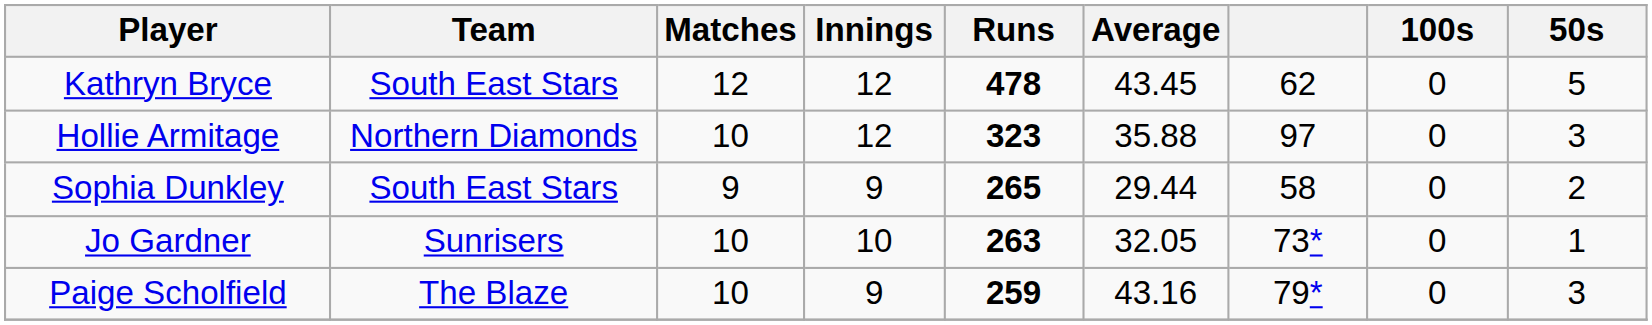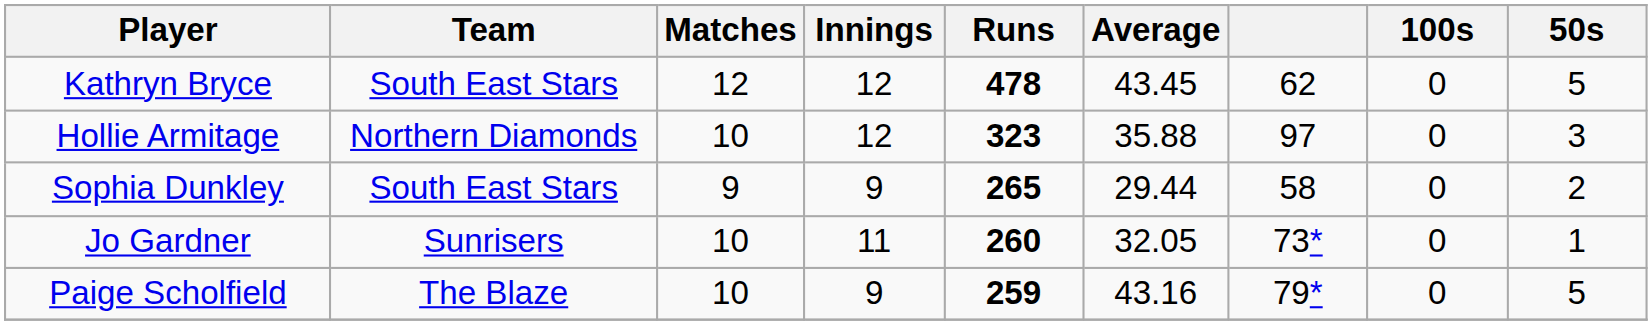(874, 240) 10 -> (874, 240) 11
(1014, 240) 263 -> (1014, 240) 260
(1577, 293) 3 -> (1577, 293) 5
